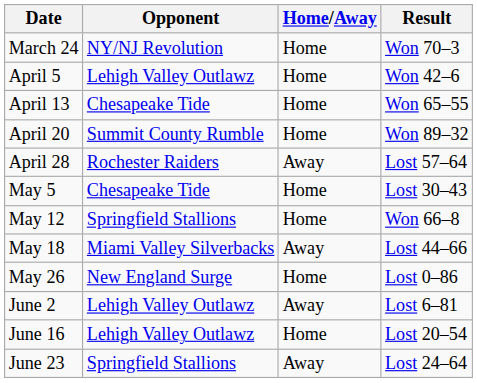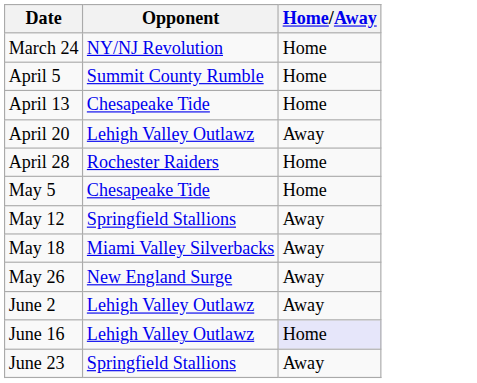- column: (427, 18)
(171, 76) Lehigh Valley Outlawz -> (175, 76) Summit County Rumble
(175, 133) Summit County Rumble -> (171, 133) Lehigh Valley Outlawz
(305, 133) Home -> (303, 133) Away
(303, 162) Away -> (305, 162) Home
(305, 219) Home -> (303, 219) Away
(305, 276) Home -> (303, 276) Away
(305, 334) no background -> (305, 334) lavender background
